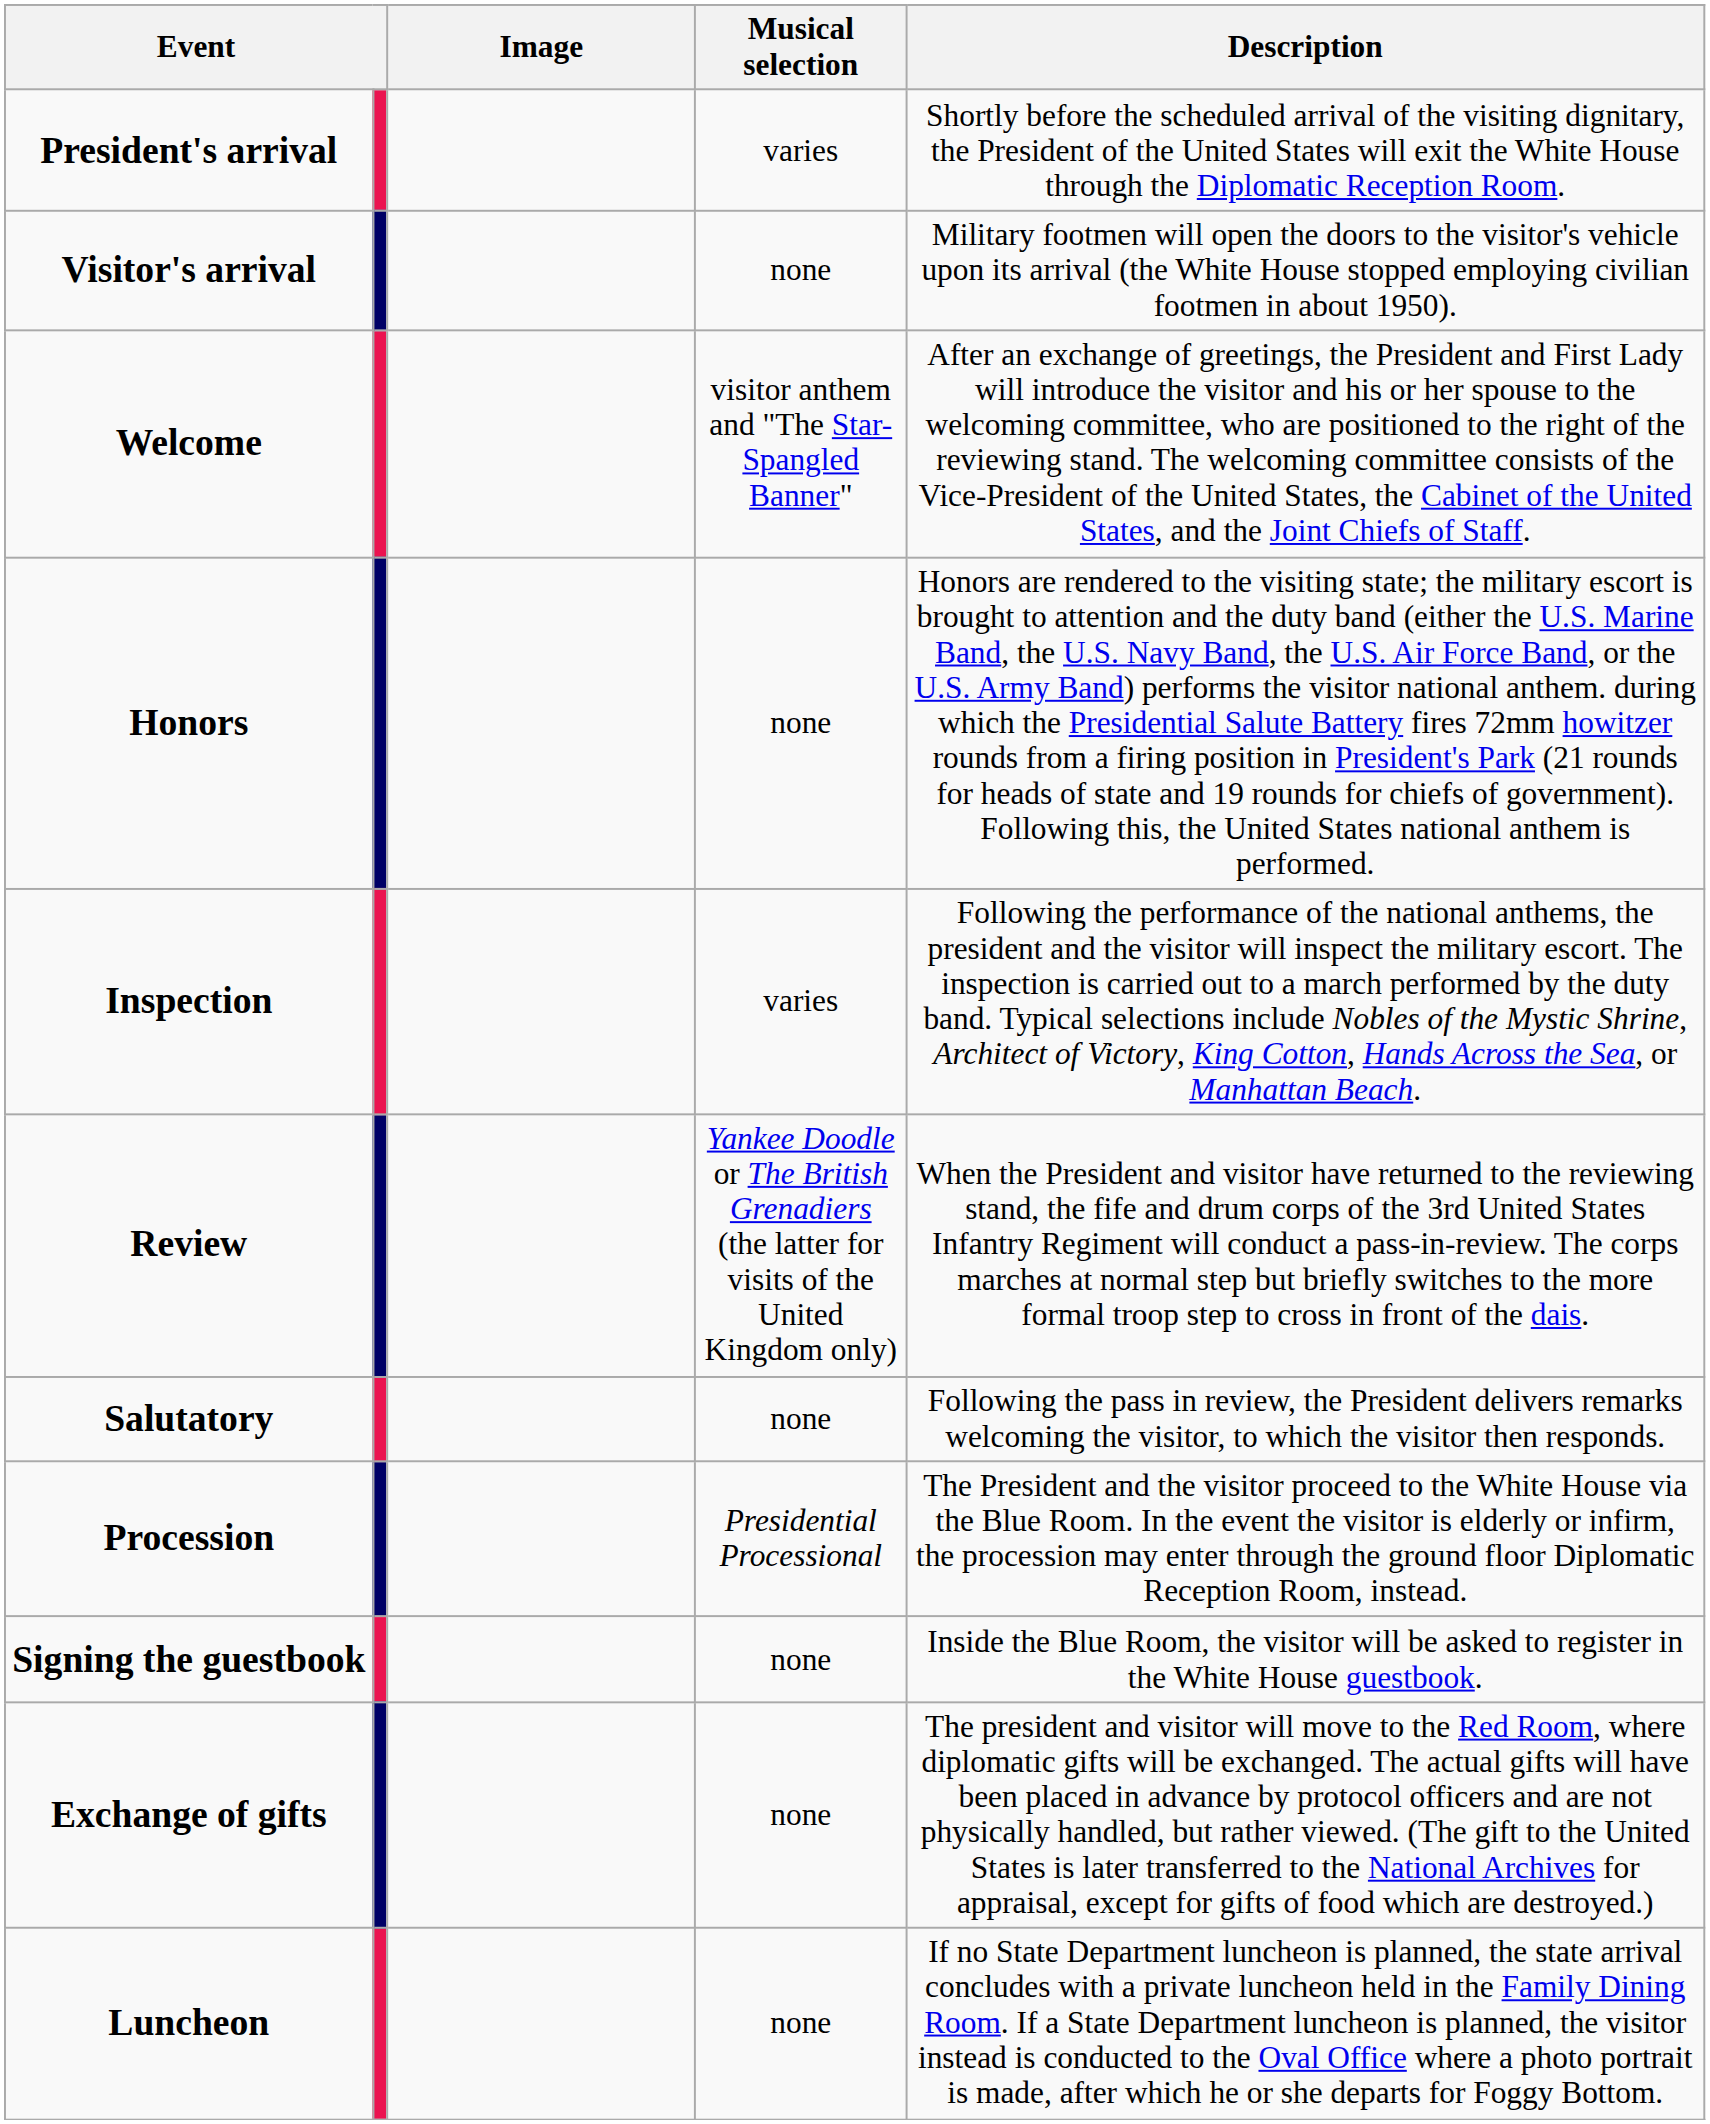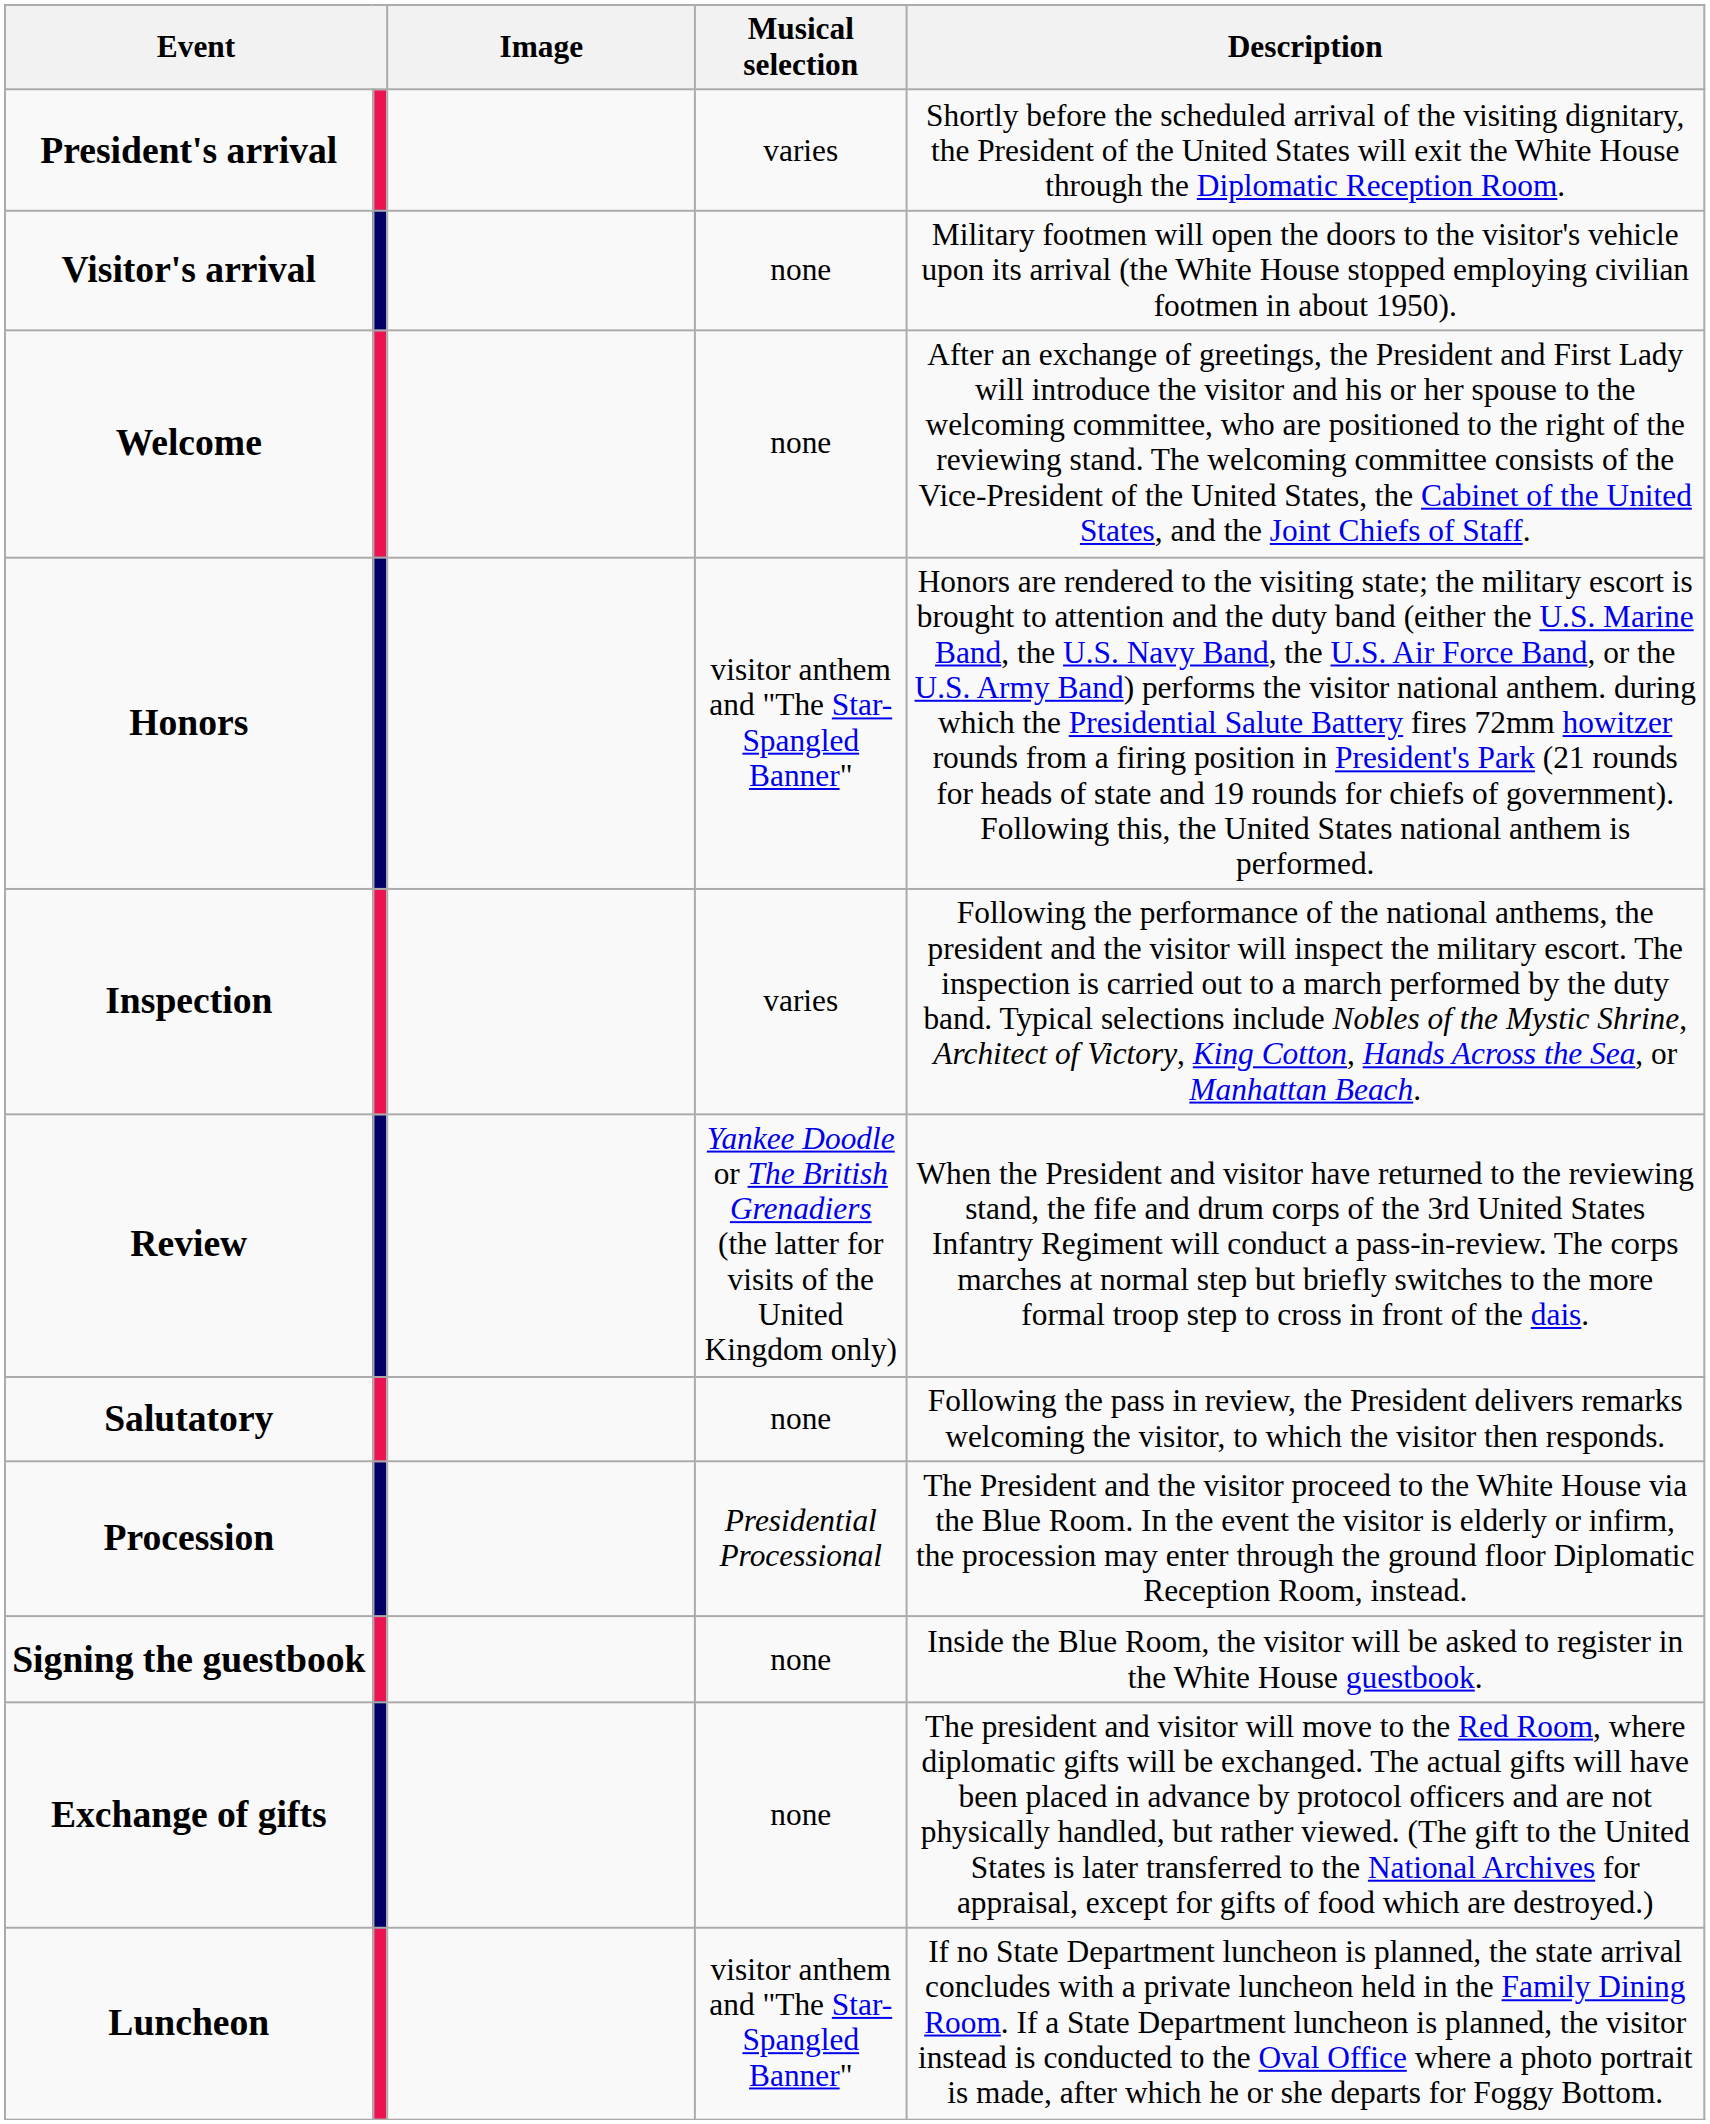(801, 443) visitor anthem and "The Star-Spangled Banner" -> (801, 443) none
(801, 722) none -> (801, 722) visitor anthem and "The Star-Spangled Banner"
(801, 2022) none -> (801, 2022) visitor anthem and "The Star-Spangled Banner"
